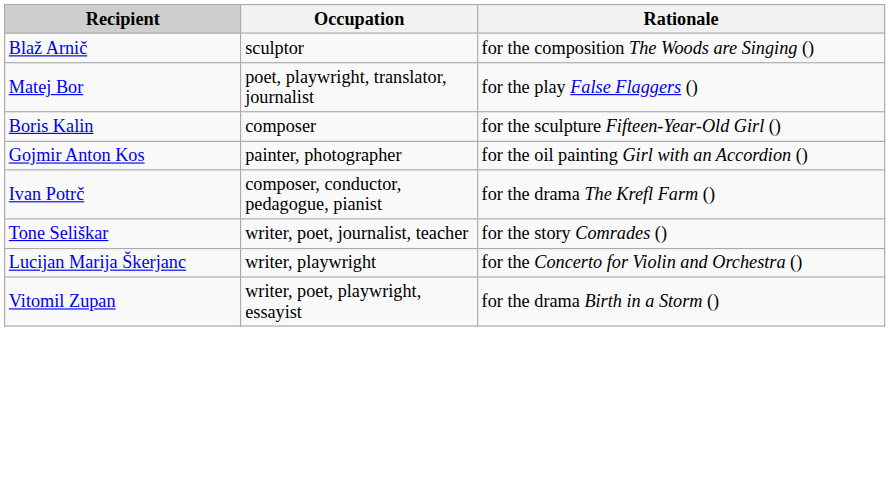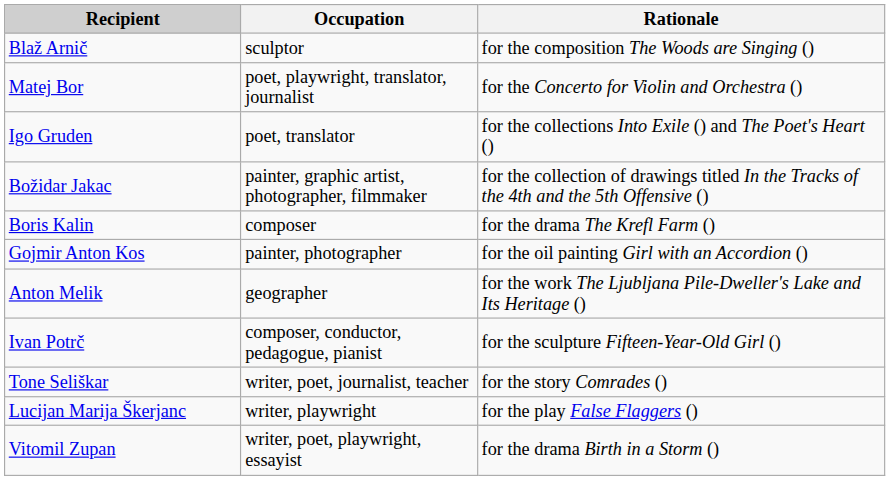(590, 87) for the play False Flaggers () -> (642, 87) for the Concerto for Violin and Orchestra ()
+ row: (51, 136)
+ row: (60, 185)
(631, 126) for the sculpture Fifteen-Year-Old Girl () -> (598, 225) for the drama The Krefl Farm ()
+ row: (56, 293)
(598, 194) for the drama The Krefl Farm () -> (631, 342) for the sculpture Fifteen-Year-Old Girl ()
(642, 262) for the Concerto for Violin and Orchestra () -> (590, 410) for the play False Flaggers ()
